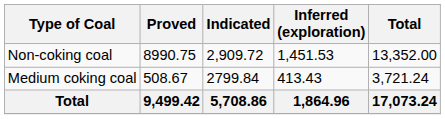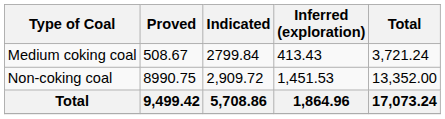rows swapped: (72, 78) <-> (60, 55)
